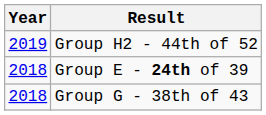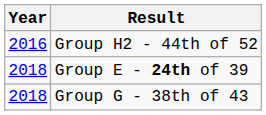(28, 44) 2019 -> (28, 44) 2016
